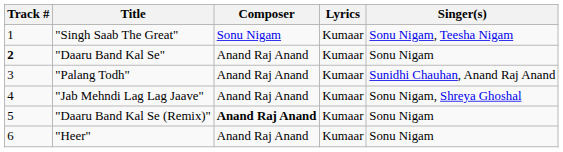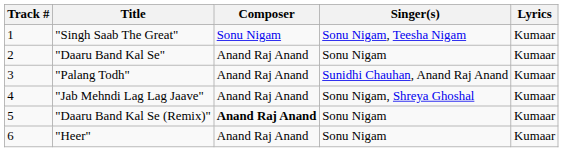columns swapped: (343, 14) <-> (462, 14)
(11, 55) bold -> (11, 55) normal
